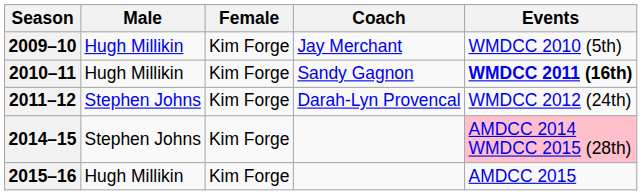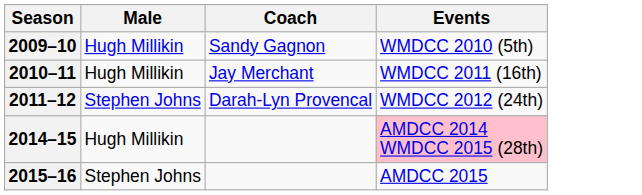- column: (249, 18)
(350, 45) Jay Merchant -> (267, 45) Sandy Gagnon
(356, 73) Sandy Gagnon -> (261, 73) Jay Merchant
(550, 73) bold -> (461, 73) normal
(143, 138) Stephen Johns -> (134, 138) Hugh Millikin
(134, 176) Hugh Millikin -> (143, 176) Stephen Johns
